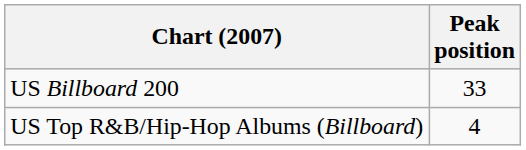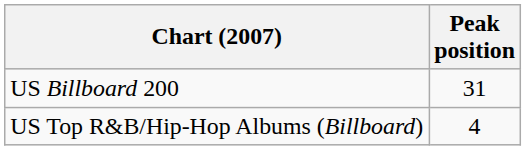(475, 88) 33 -> (475, 88) 31
